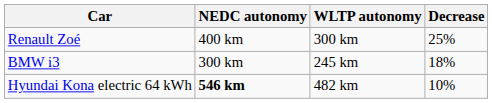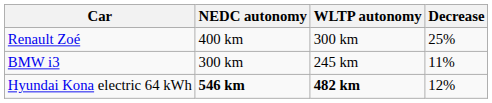(442, 62) 18% -> (442, 62) 11%
(336, 86) normal -> (337, 86) bold
(442, 86) 10% -> (442, 86) 12%
